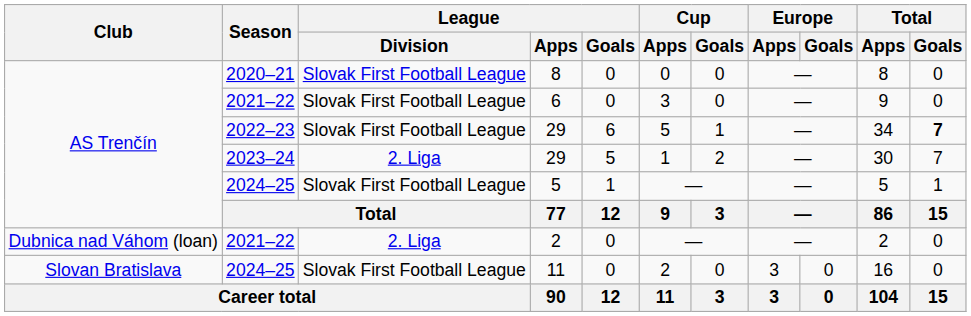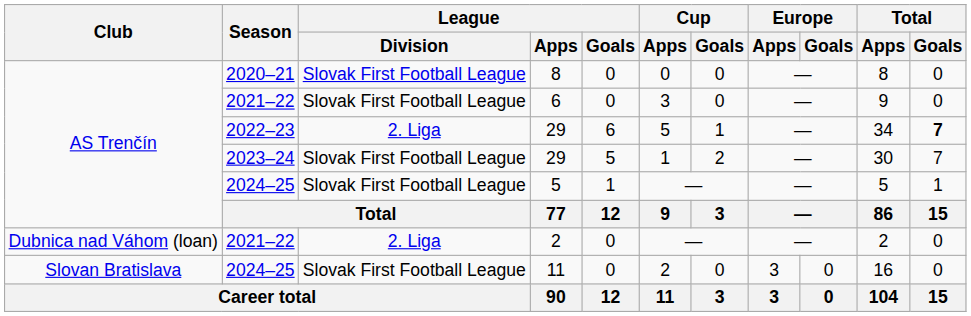(414, 130) Slovak First Football League -> (414, 130) 2. Liga
(414, 158) 2. Liga -> (414, 158) Slovak First Football League
